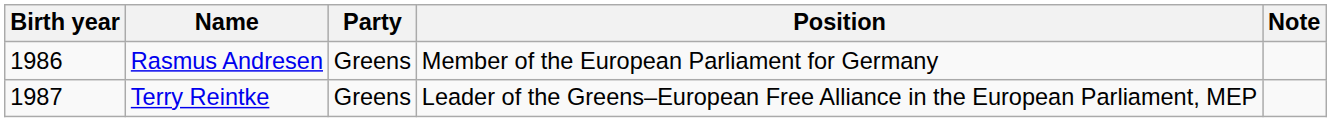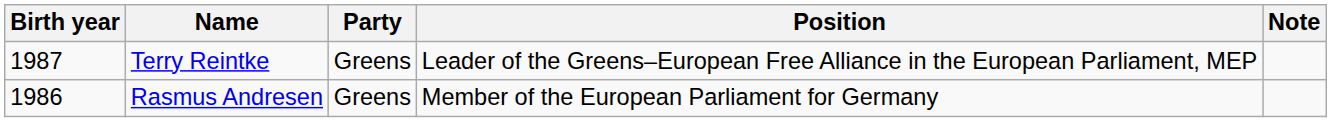rows swapped: (227, 60) <-> (200, 97)
